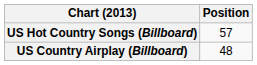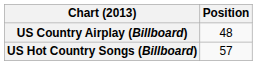rows swapped: (102, 51) <-> (102, 32)
